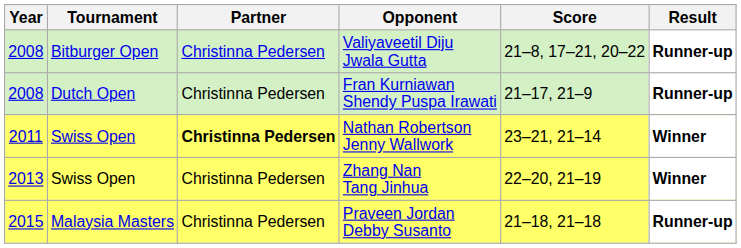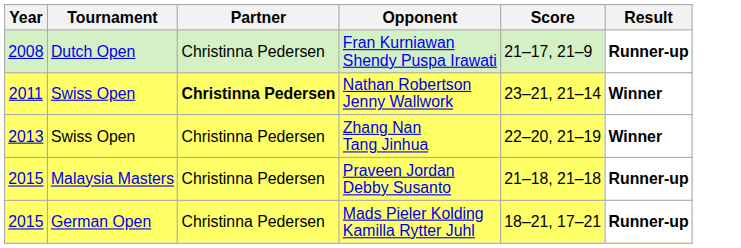- row: (398, 51)
+ row: (413, 222)
